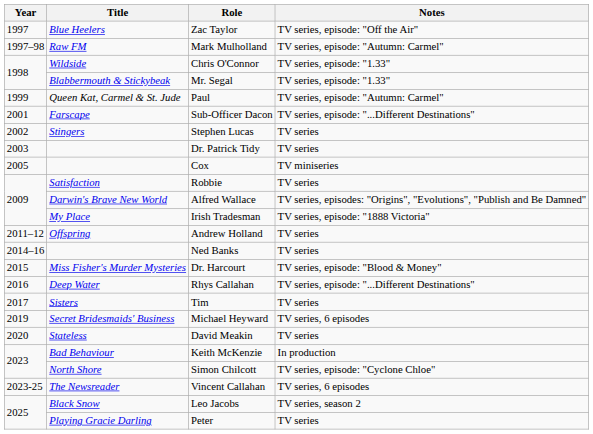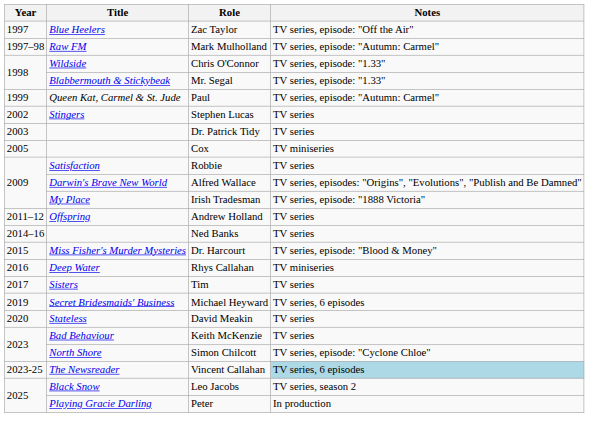- row: (232, 115)
(376, 285) TV series, episode: "...Different Destinations" -> (303, 268) TV miniseries
(307, 353) In production -> (294, 336) TV series
(323, 387) no background -> (319, 370) lightblue background
(298, 421) TV series -> (302, 404) In production
